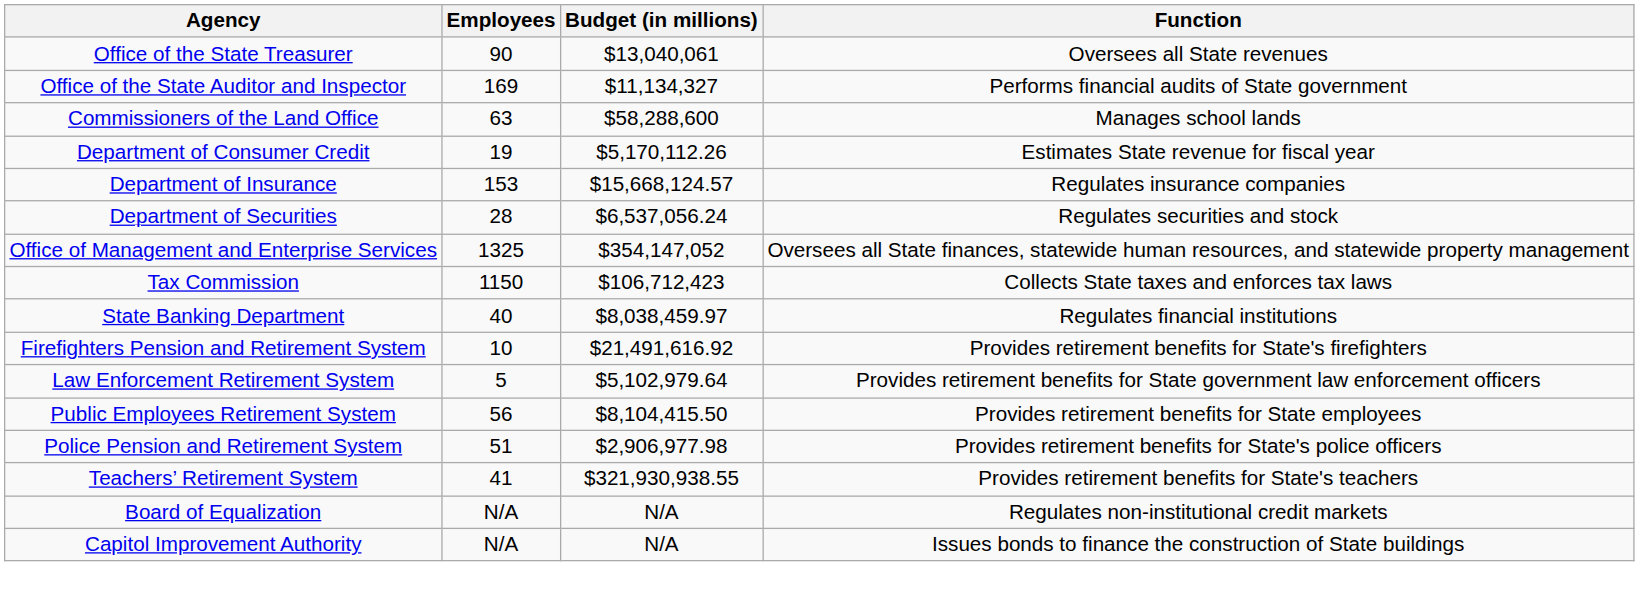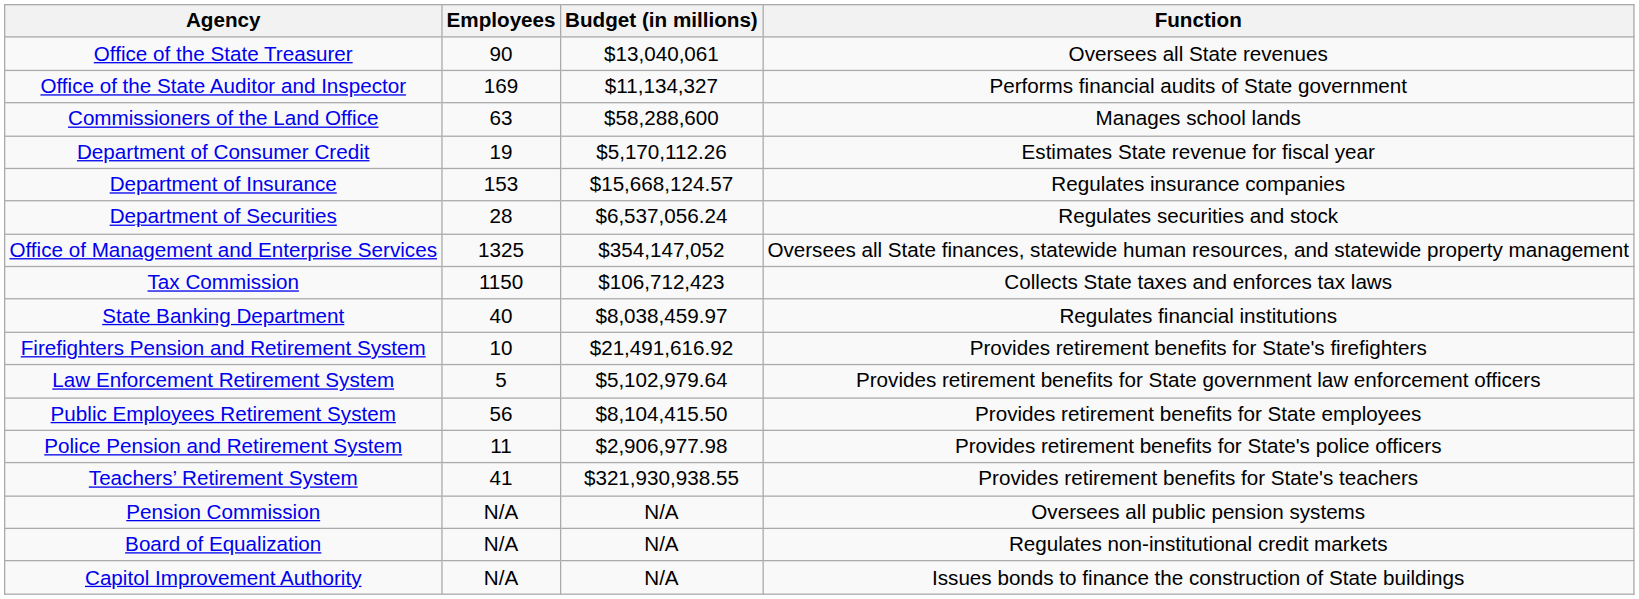(501, 446) 51 -> (501, 446) 11
+ row: (223, 511)
